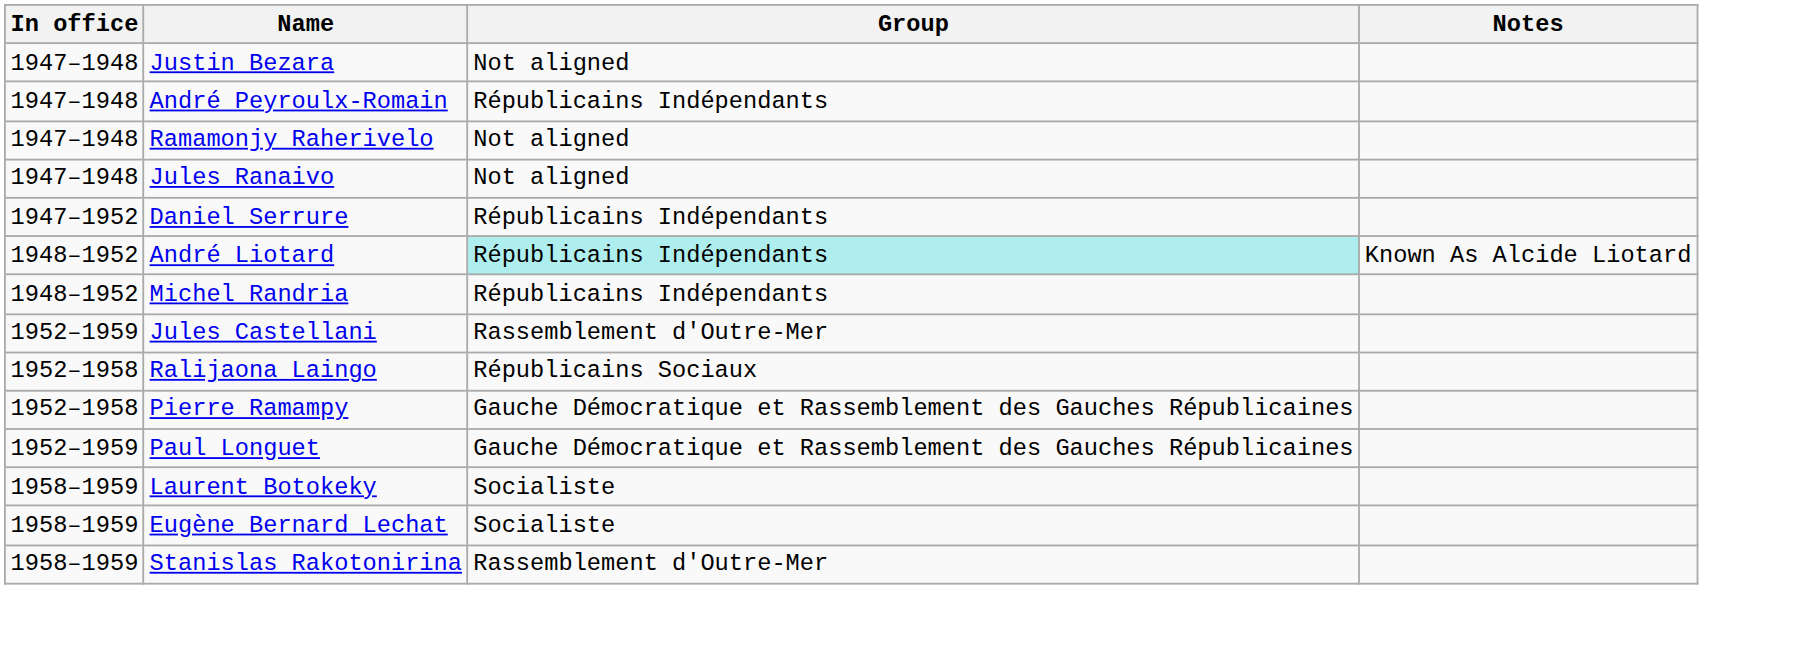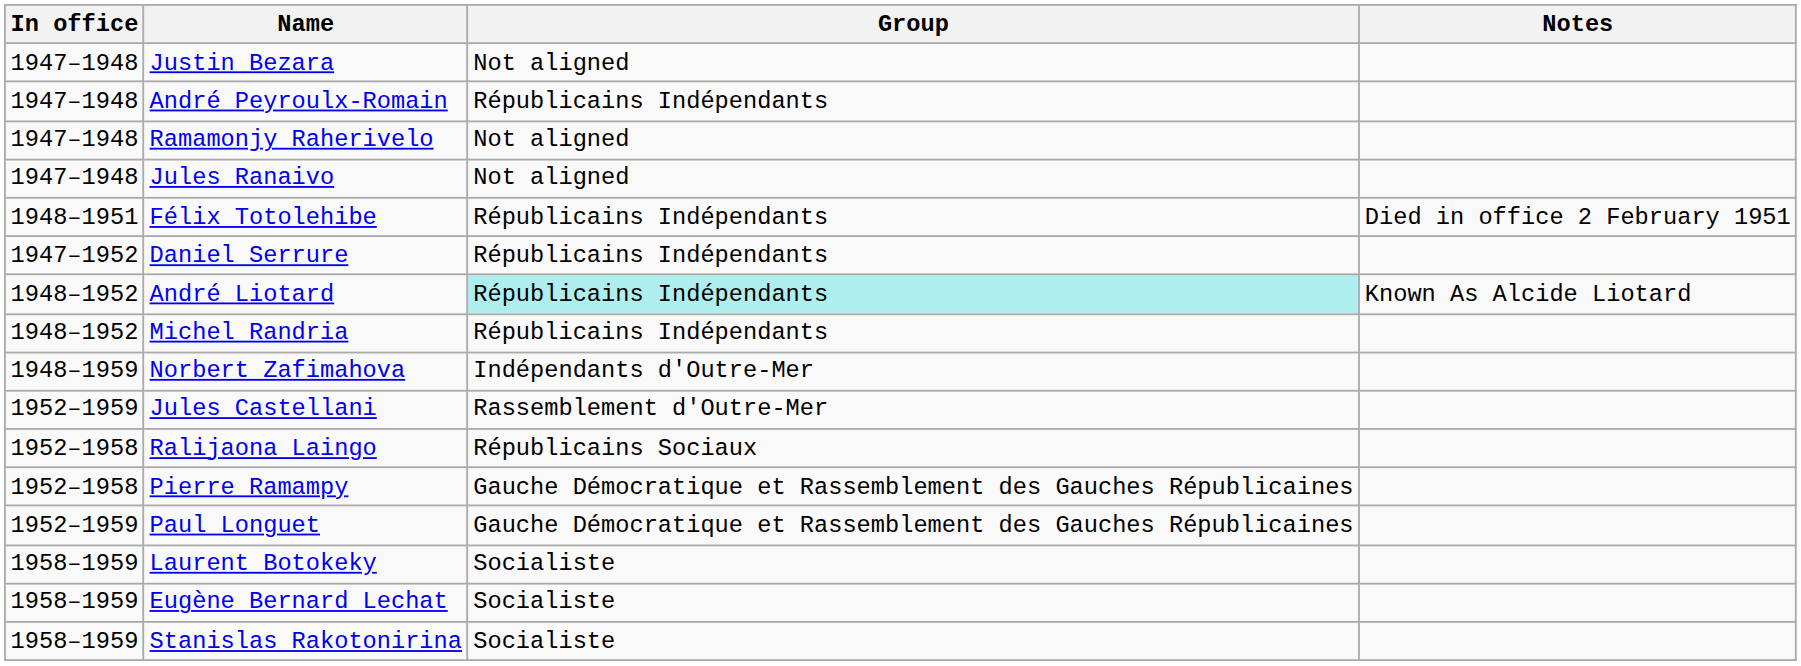+ row: (263, 217)
+ row: (277, 371)
(651, 564) Rassemblement d'Outre-Mer -> (544, 641) Socialiste
